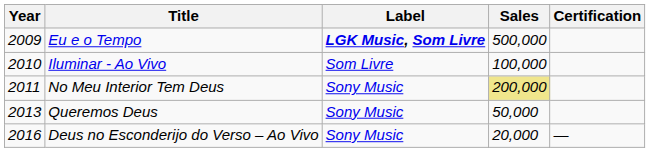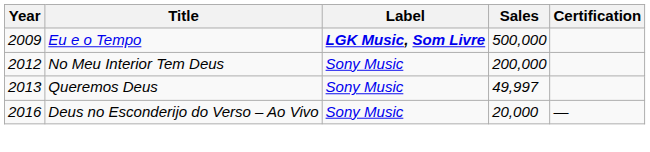- row: (107, 64)
(24, 87) 2011 -> (25, 64) 2012
(519, 87) khaki background -> (519, 64) no background
(515, 111) 50,000 -> (515, 87) 49,997
